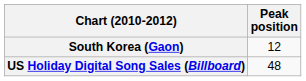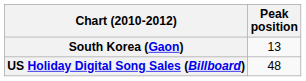(274, 47) 12 -> (274, 47) 13
